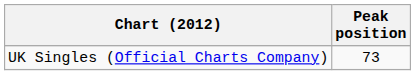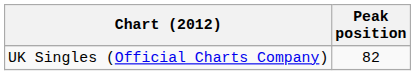(371, 58) 73 -> (371, 58) 82
